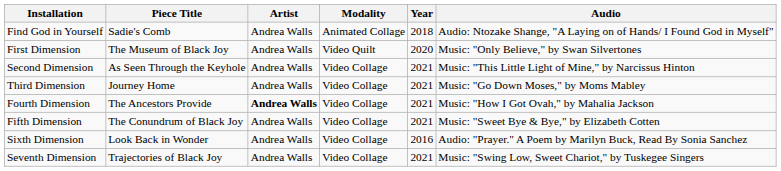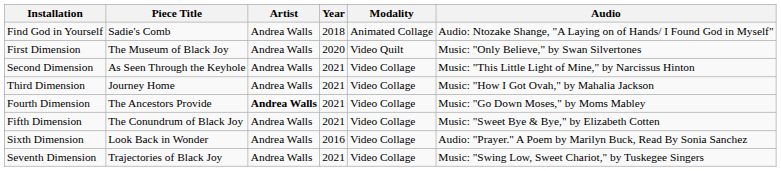columns swapped: (364, 13) <-> (422, 13)
(542, 85) Music: "Go Down Moses," by Moms Mabley -> (546, 85) Music: "How I Got Ovah," by Mahalia Jackson
(546, 103) Music: "How I Got Ovah," by Mahalia Jackson -> (542, 103) Music: "Go Down Moses," by Moms Mabley
